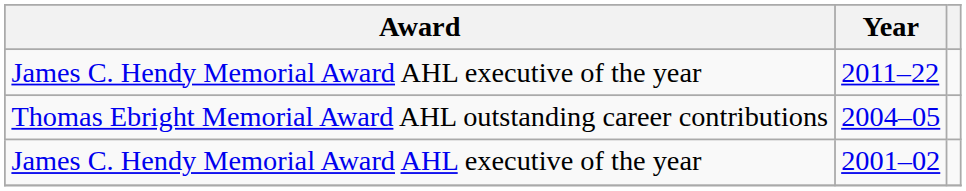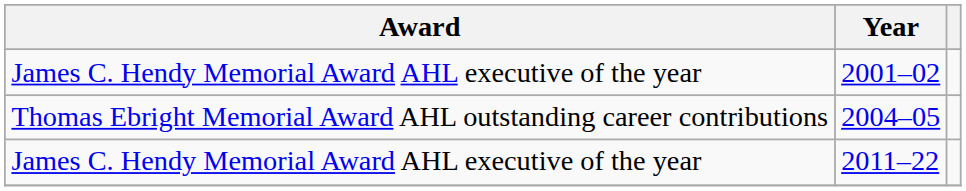rows swapped: (891, 161) <-> (890, 71)
